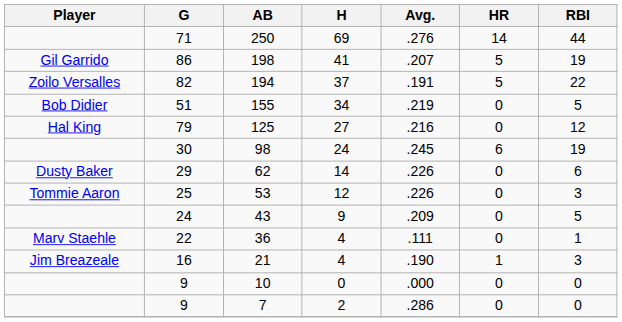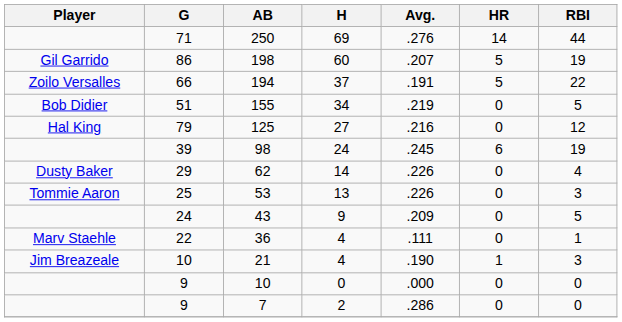(341, 60) 41 -> (341, 60) 60
(184, 82) 82 -> (184, 82) 66
(184, 149) 30 -> (184, 149) 39
(578, 171) 6 -> (578, 171) 4
(341, 194) 12 -> (341, 194) 13
(184, 261) 16 -> (184, 261) 10
